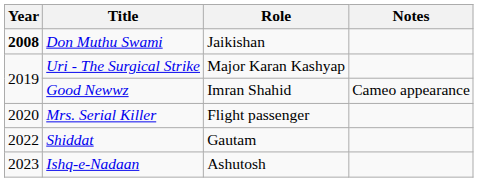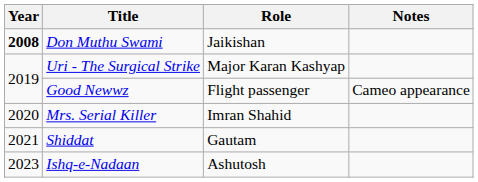(249, 90) Imran Shahid -> (258, 90) Flight passenger
(258, 115) Flight passenger -> (249, 115) Imran Shahid
(24, 139) 2022 -> (24, 139) 2021
